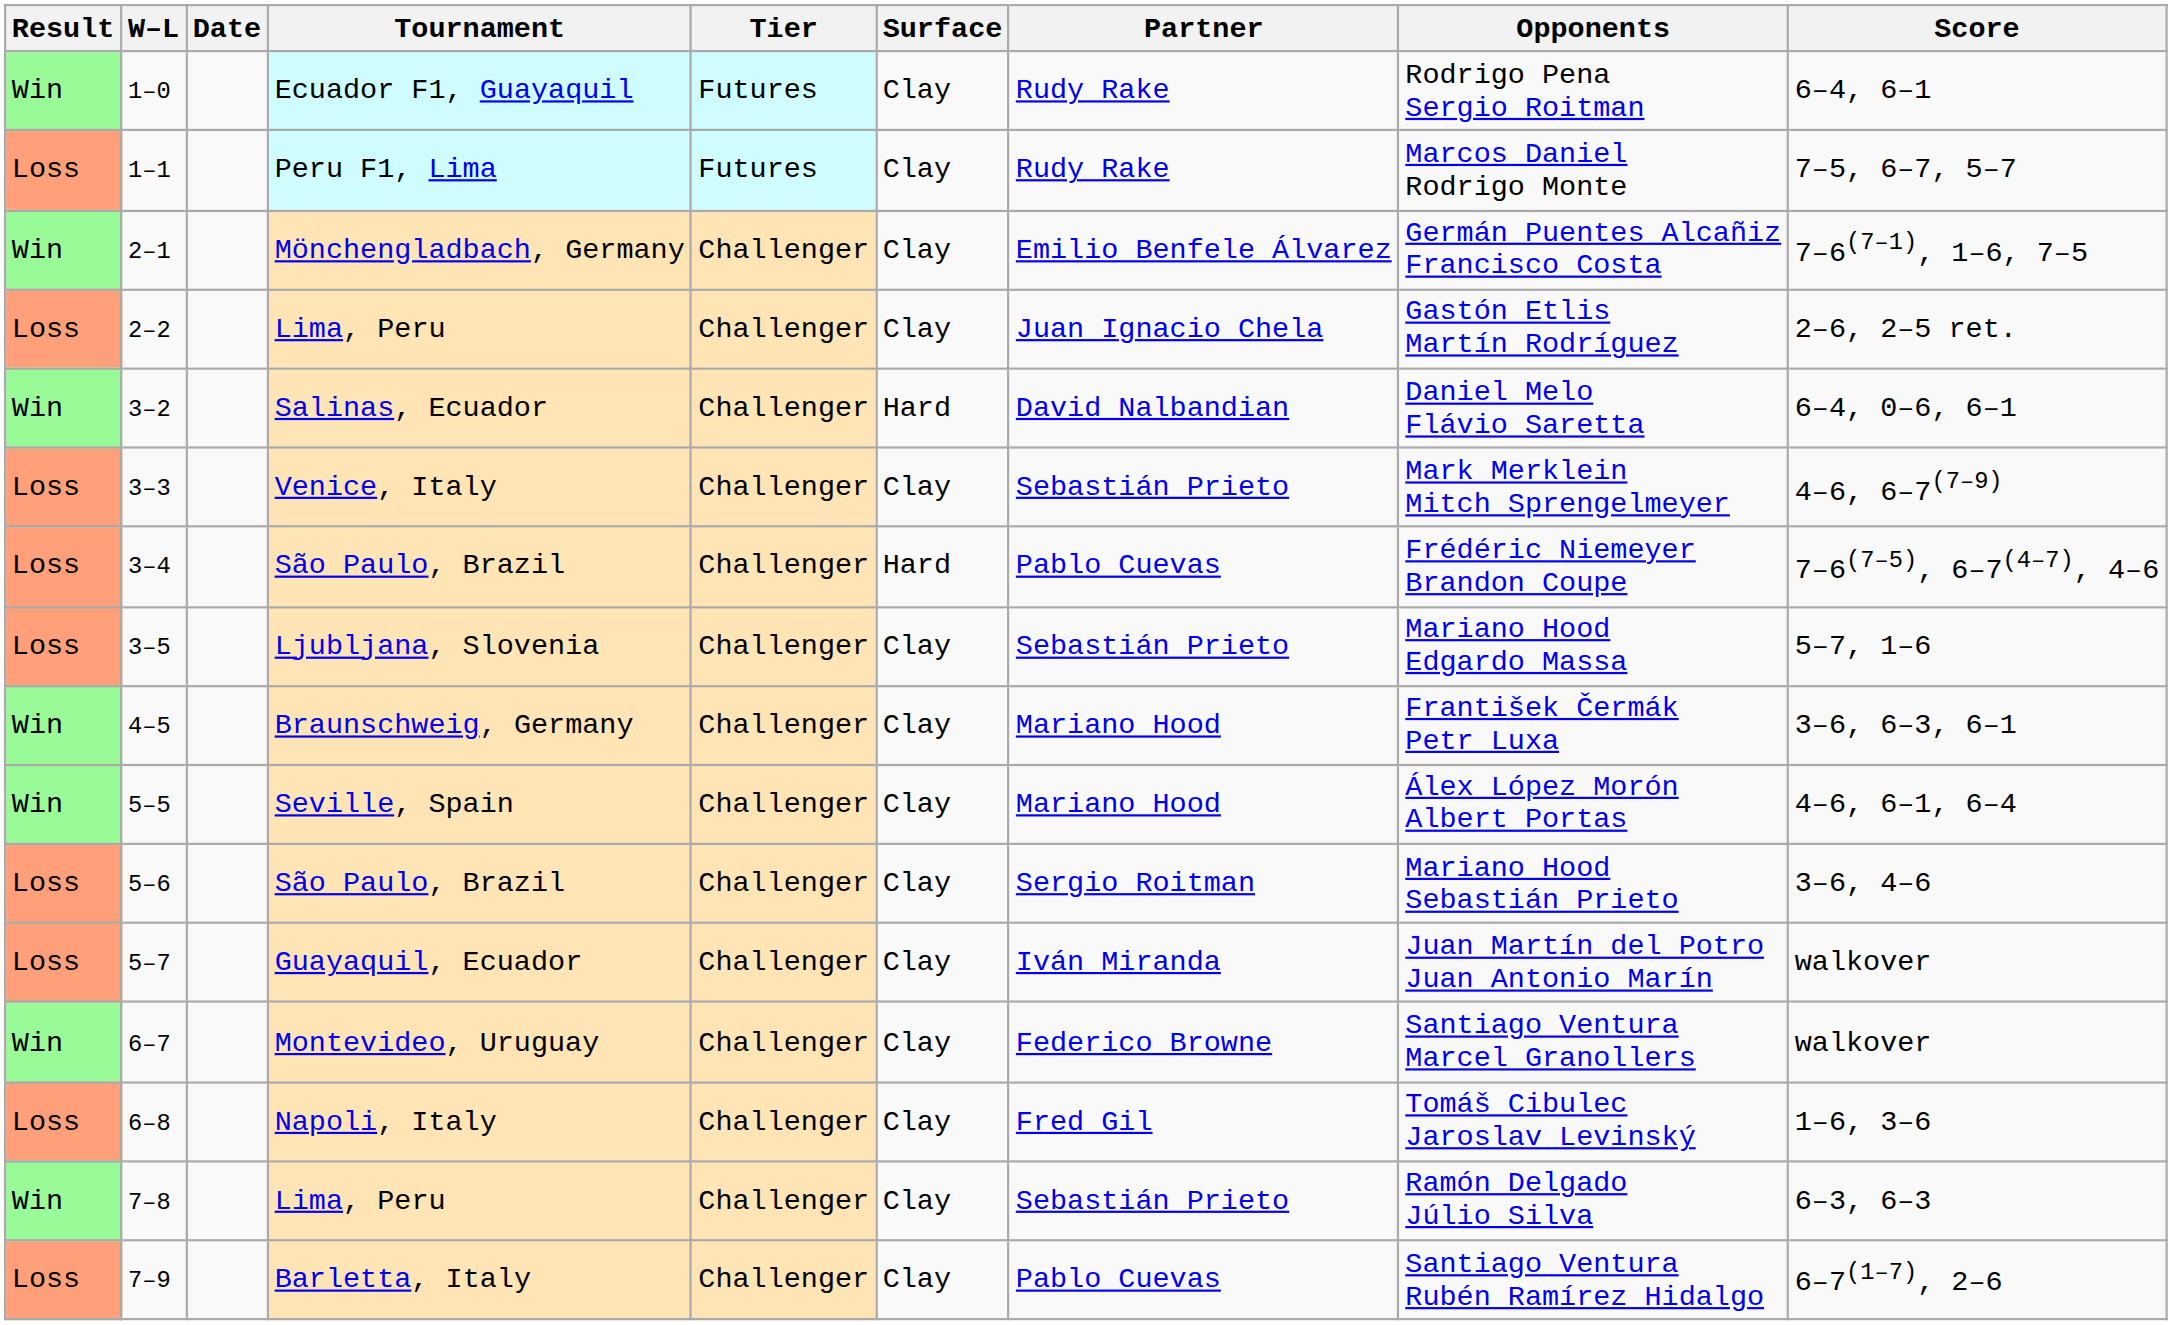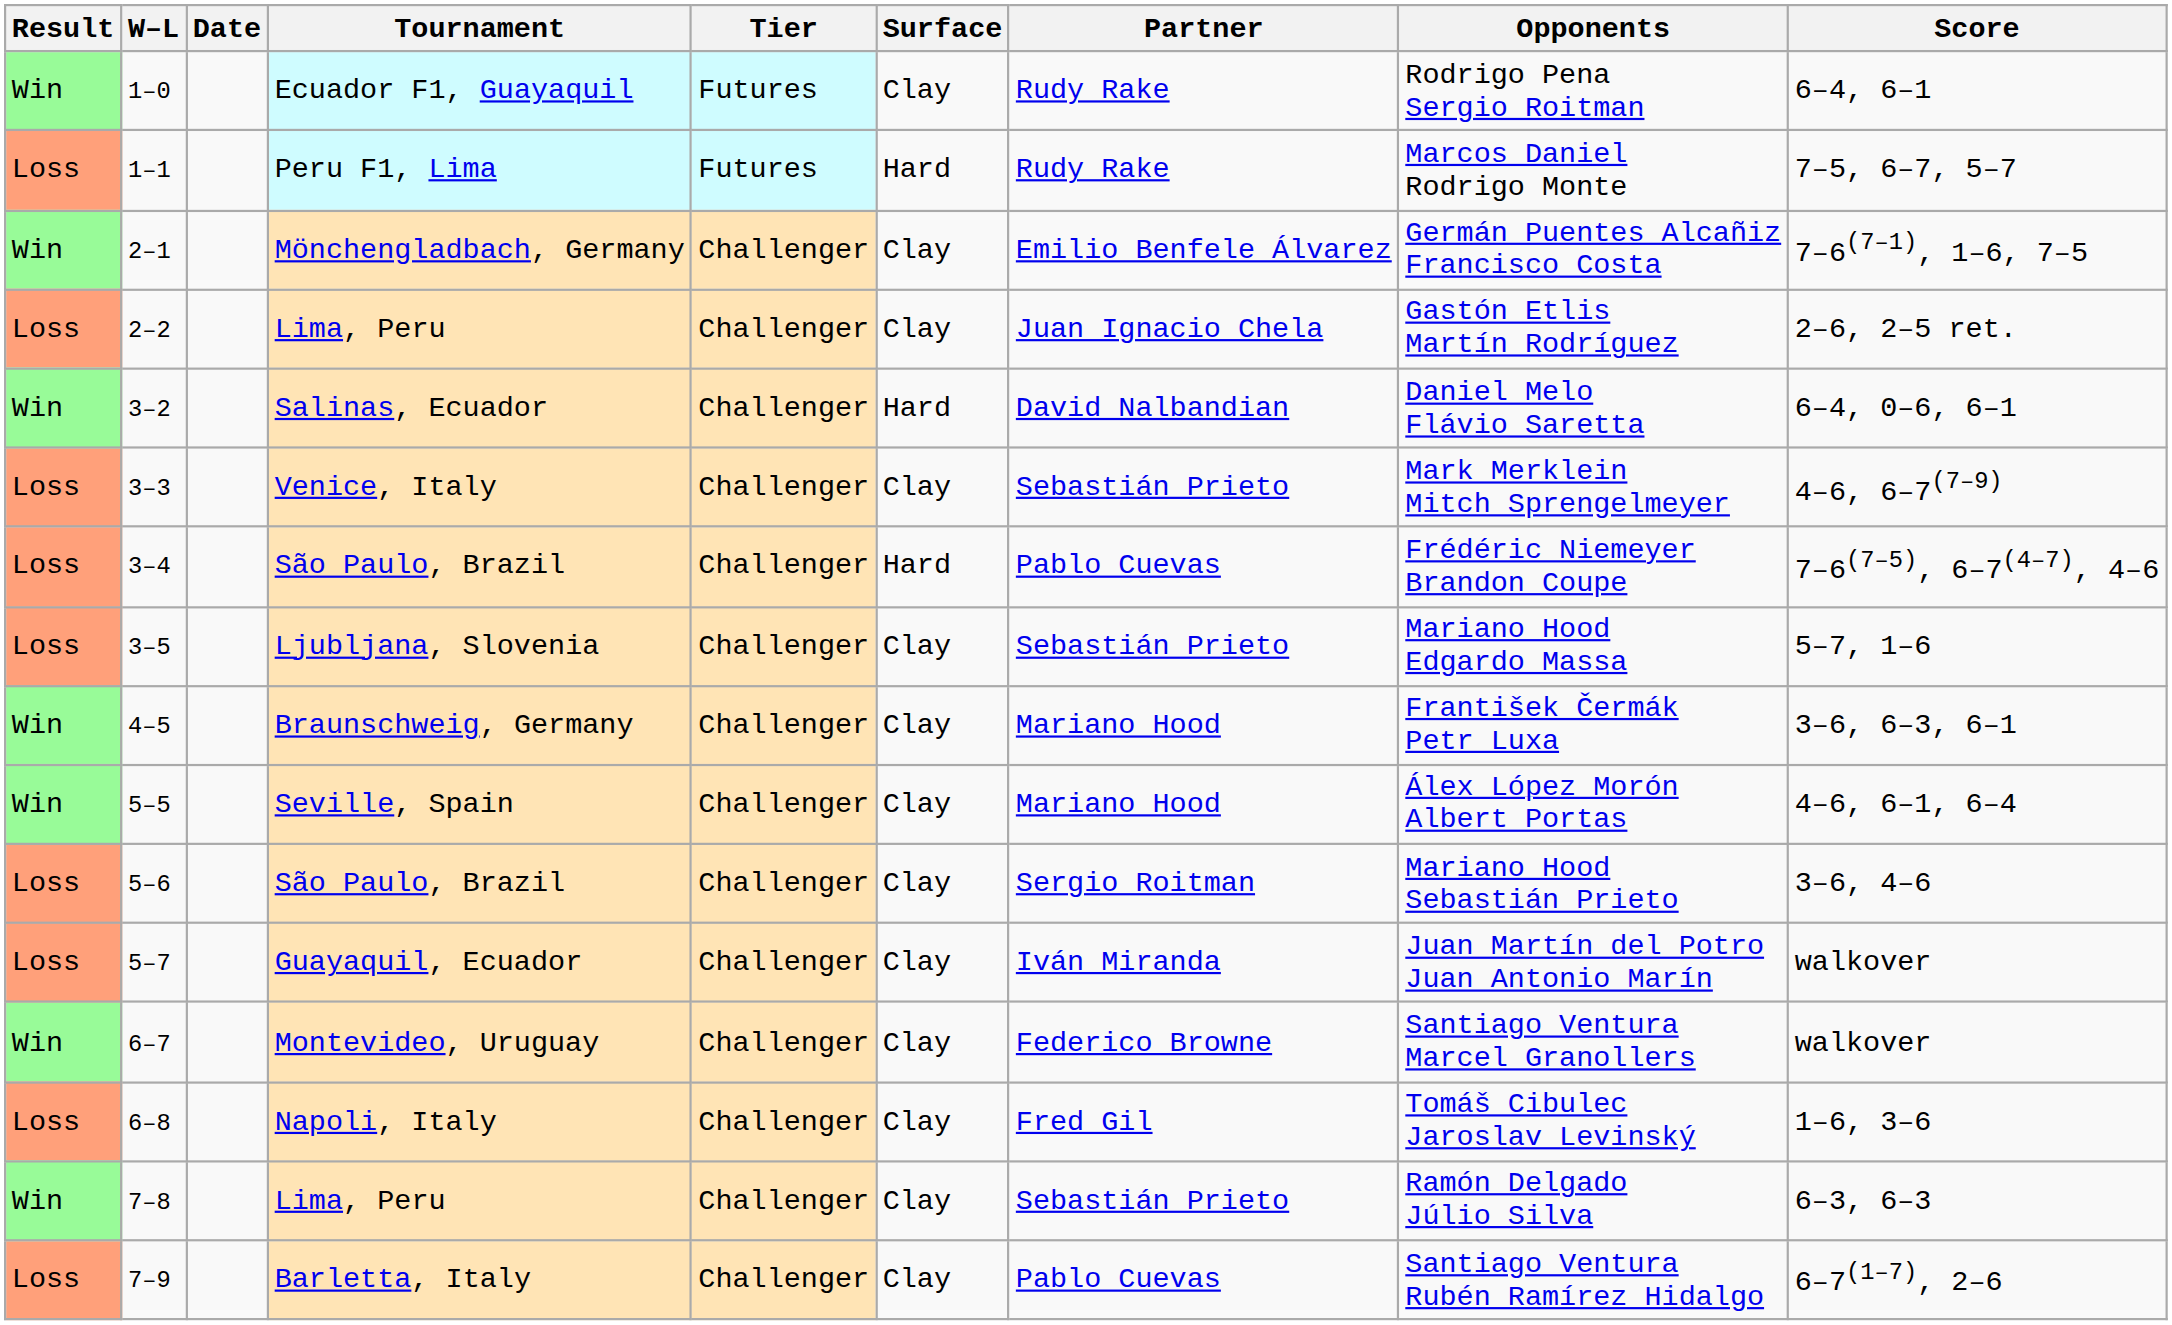(917, 170) Clay -> (917, 170) Hard
